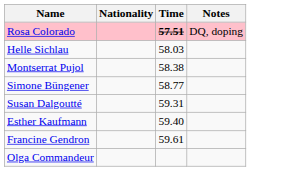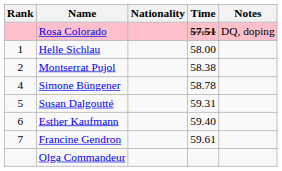+ column: (20, 13)
(171, 49) 58.03 -> (203, 49) 58.00
(171, 85) 58.77 -> (203, 85) 58.78
